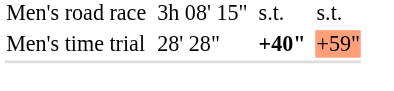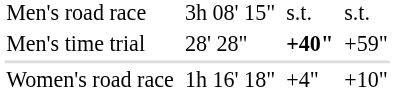(338, 43) lightsalmon background -> (366, 43) no background
+ row: (90, 79)
